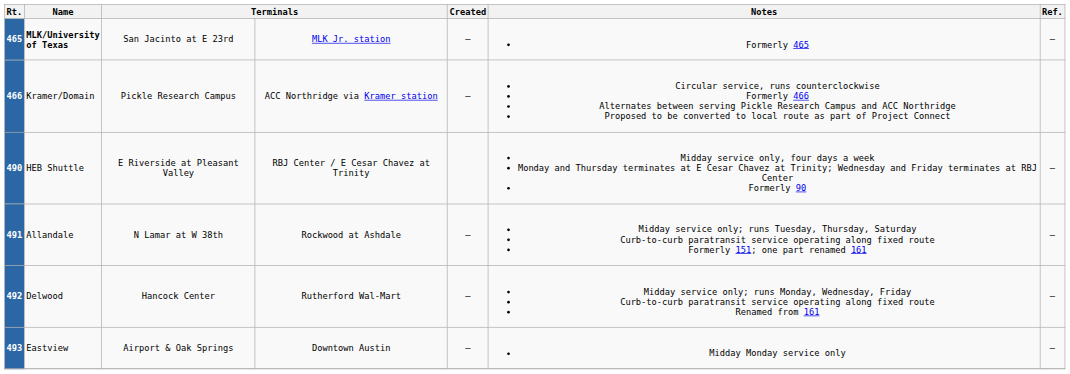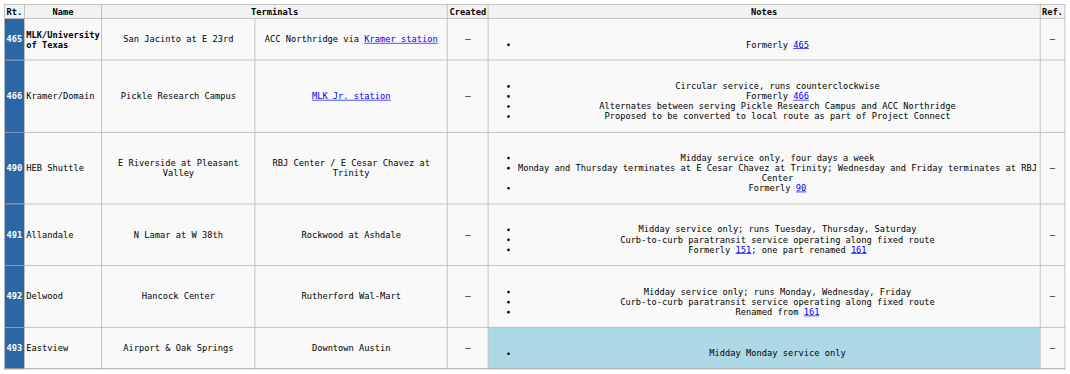(351, 39) MLK Jr. station -> (351, 39) ACC Northridge via Kramer station
(351, 96) ACC Northridge via Kramer station -> (351, 96) MLK Jr. station
(764, 353) no background -> (764, 353) lightblue background
